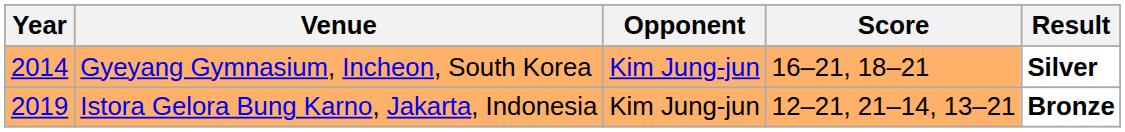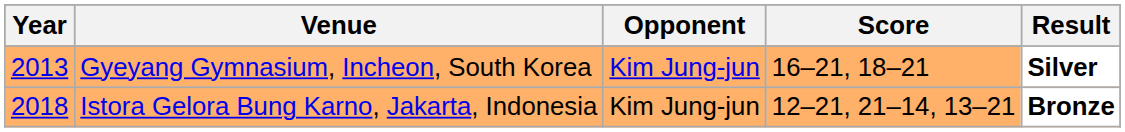(40, 66) 2014 -> (40, 66) 2013
(40, 107) 2019 -> (40, 107) 2018
